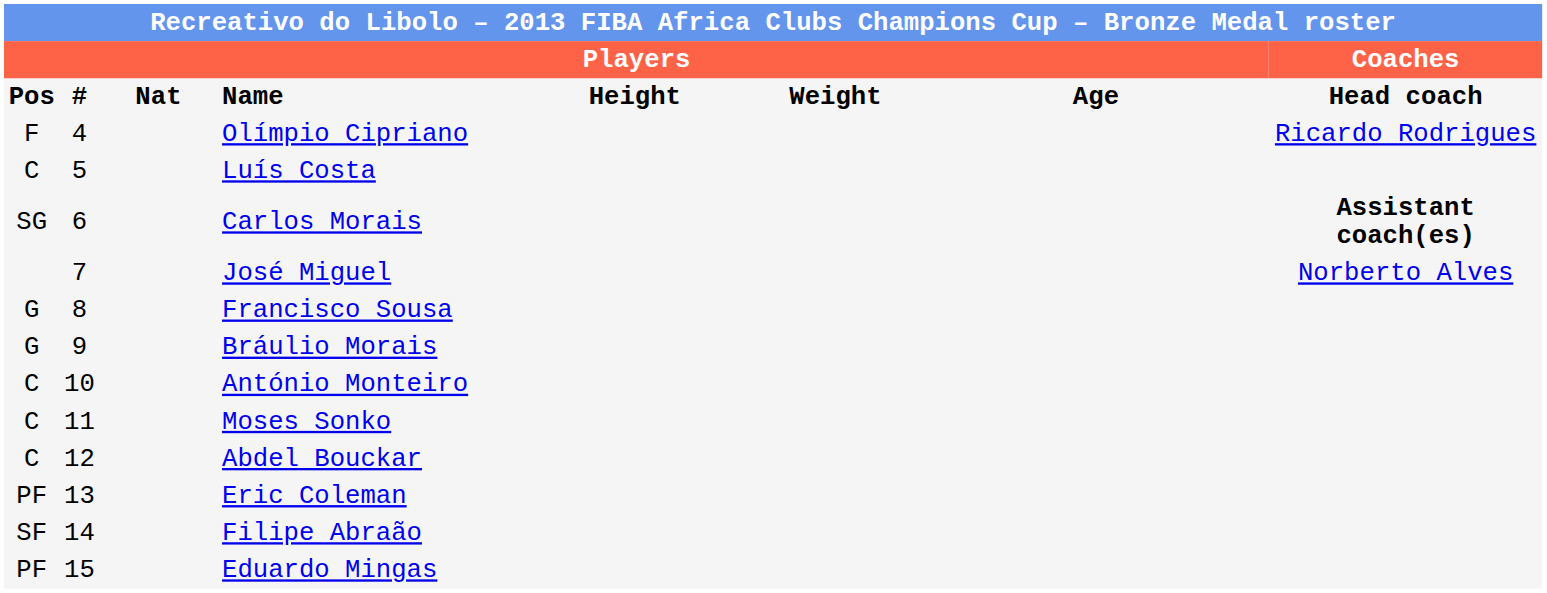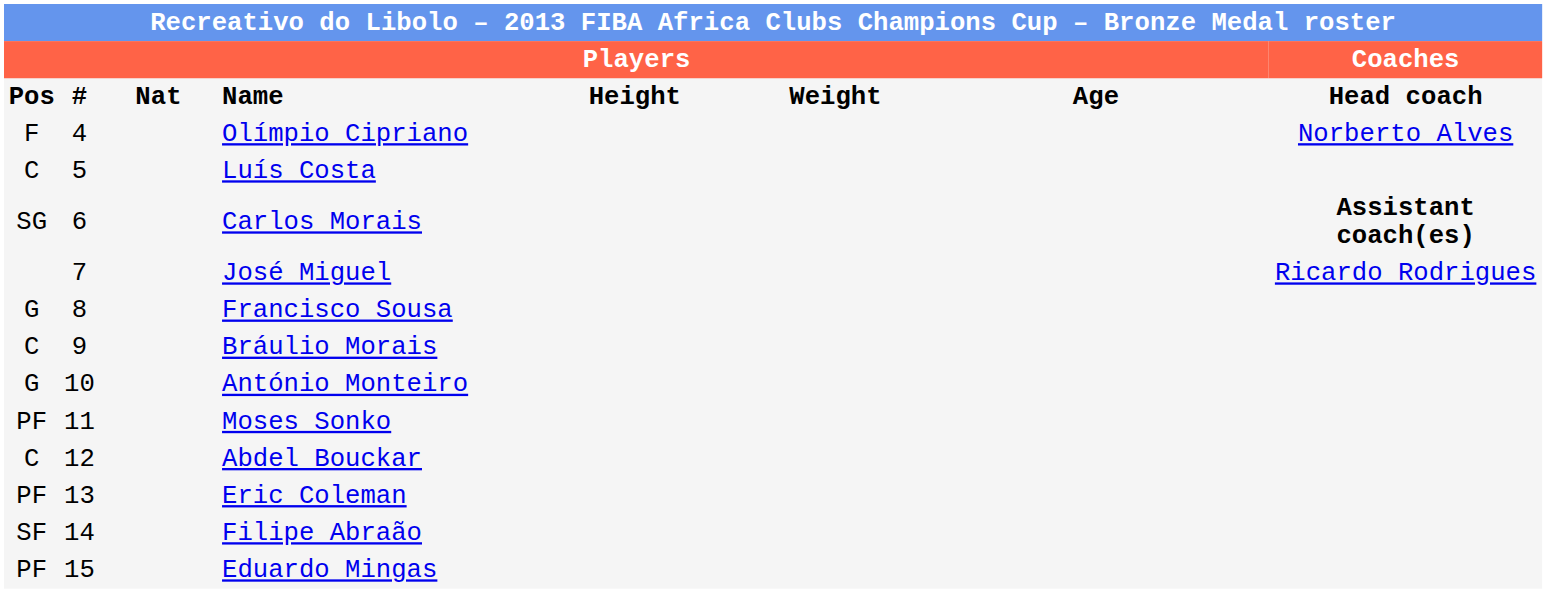(1406, 134) Ricardo Rodrigues -> (1406, 134) Norberto Alves
(1406, 273) Norberto Alves -> (1406, 273) Ricardo Rodrigues
(32, 347) G -> (32, 347) C
(32, 384) C -> (32, 384) G
(32, 422) C -> (32, 422) PF
